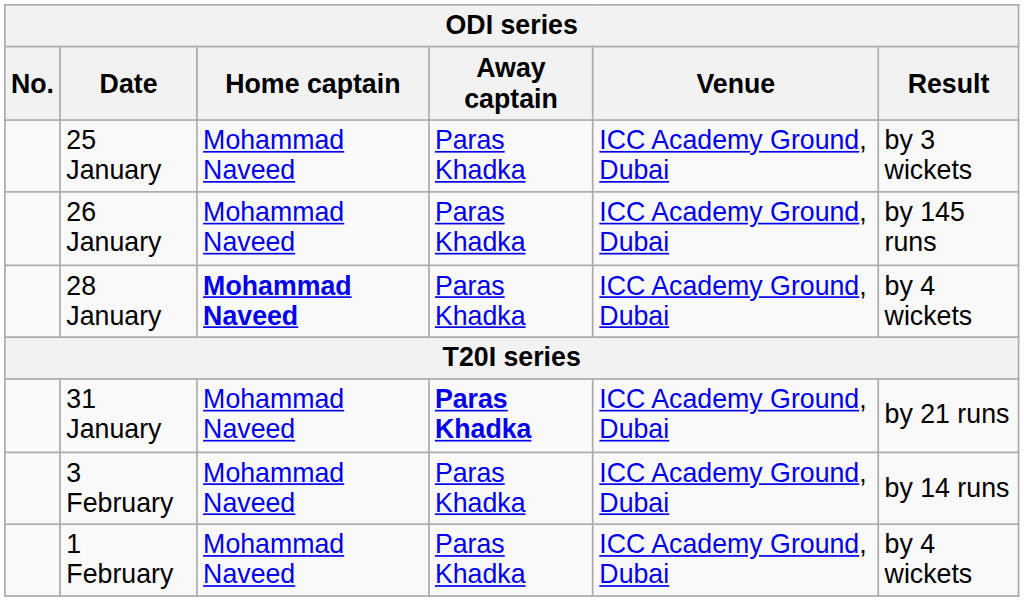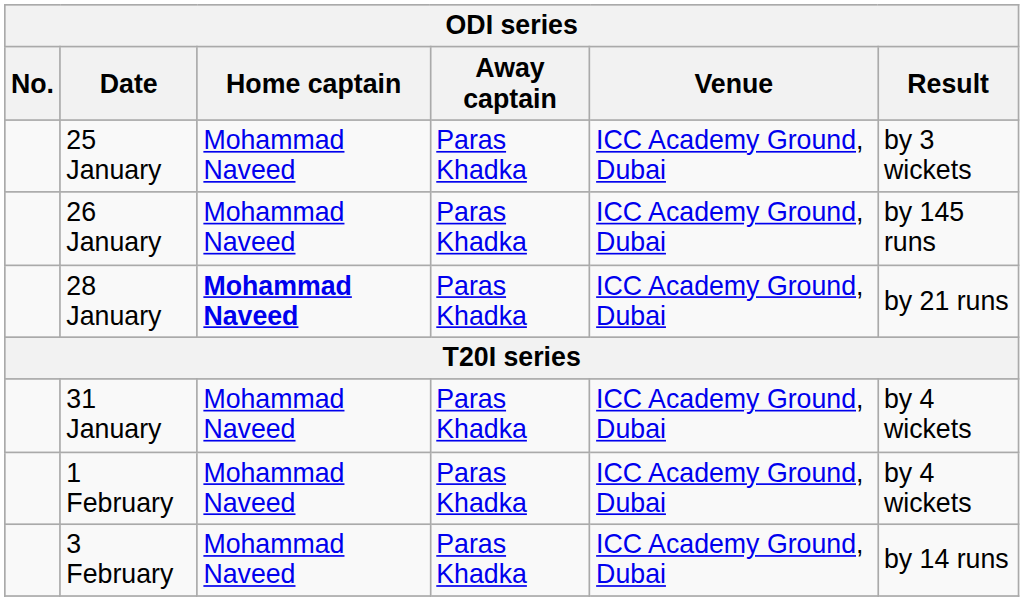(928, 300) by 4 wickets -> (946, 300) by 21 runs
(483, 415) bold -> (482, 415) normal
(947, 415) by 21 runs -> (928, 415) by 4 wickets
rows swapped: (120, 560) <-> (120, 487)
